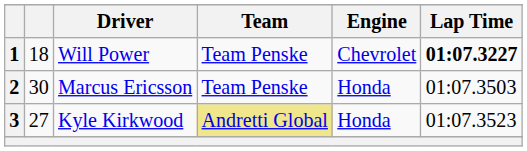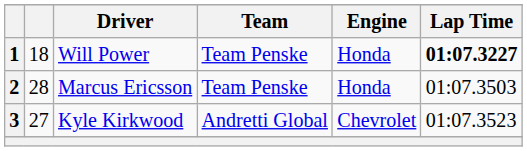(377, 54) Chevrolet -> (364, 54) Honda
(39, 87) 30 -> (39, 87) 28
(265, 120) khaki background -> (265, 120) no background
(364, 120) Honda -> (377, 120) Chevrolet
